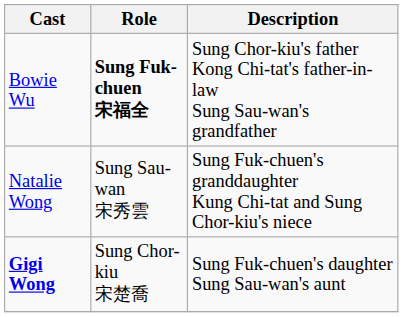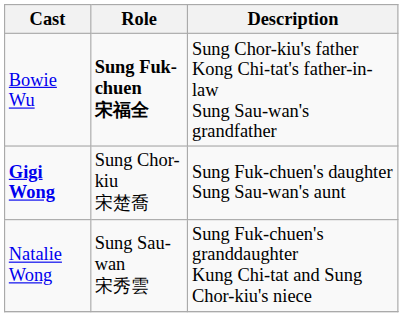rows swapped: (32, 273) <-> (35, 191)
